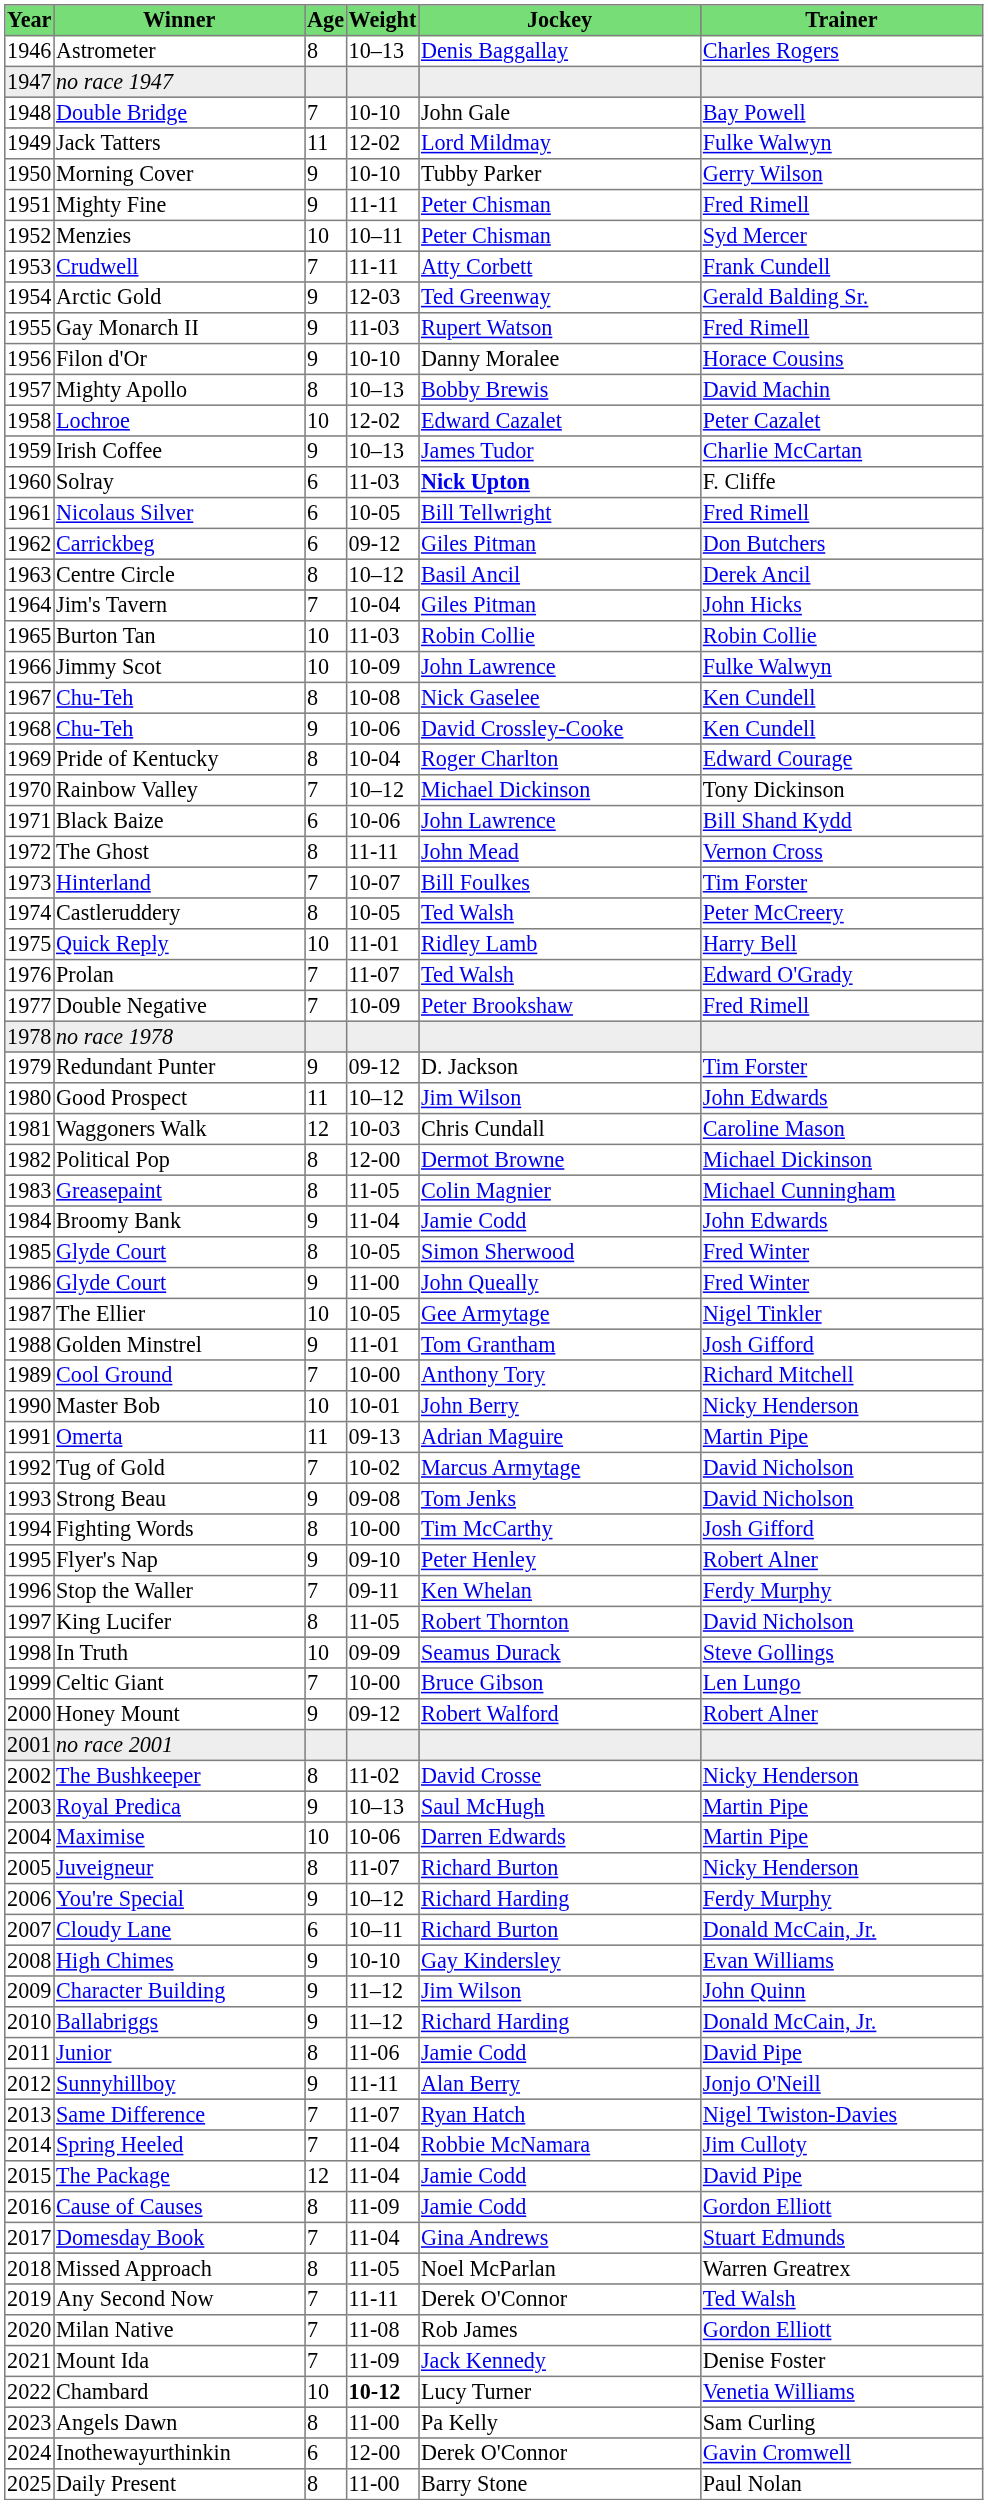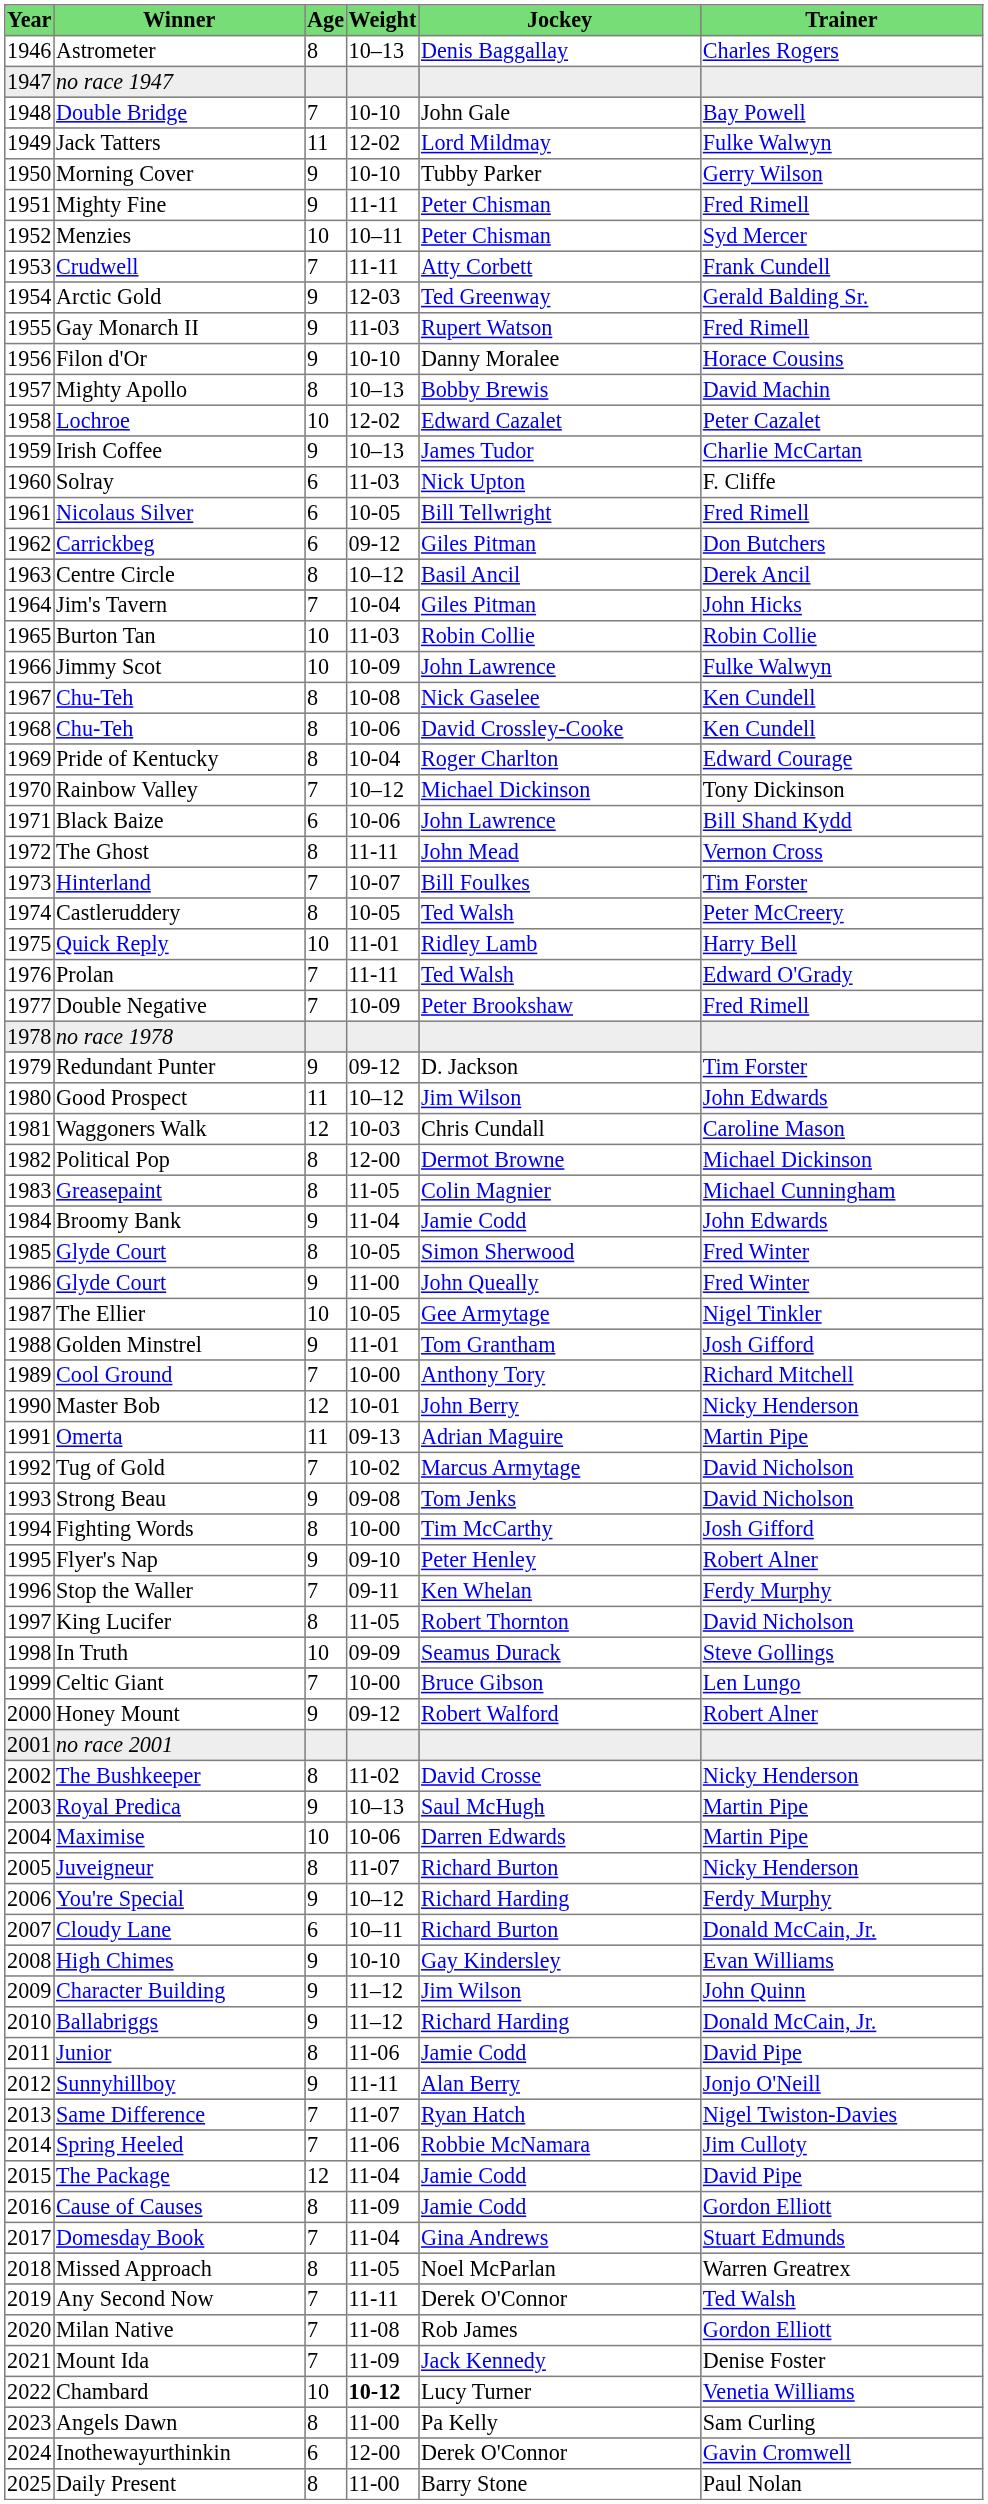(475, 481) bold -> (473, 481) normal
(313, 728) 9 -> (313, 728) 8
(374, 974) 11-07 -> (374, 974) 11-11
(318, 1405) 10 -> (318, 1405) 12
(374, 2145) 11-04 -> (374, 2145) 11-06
